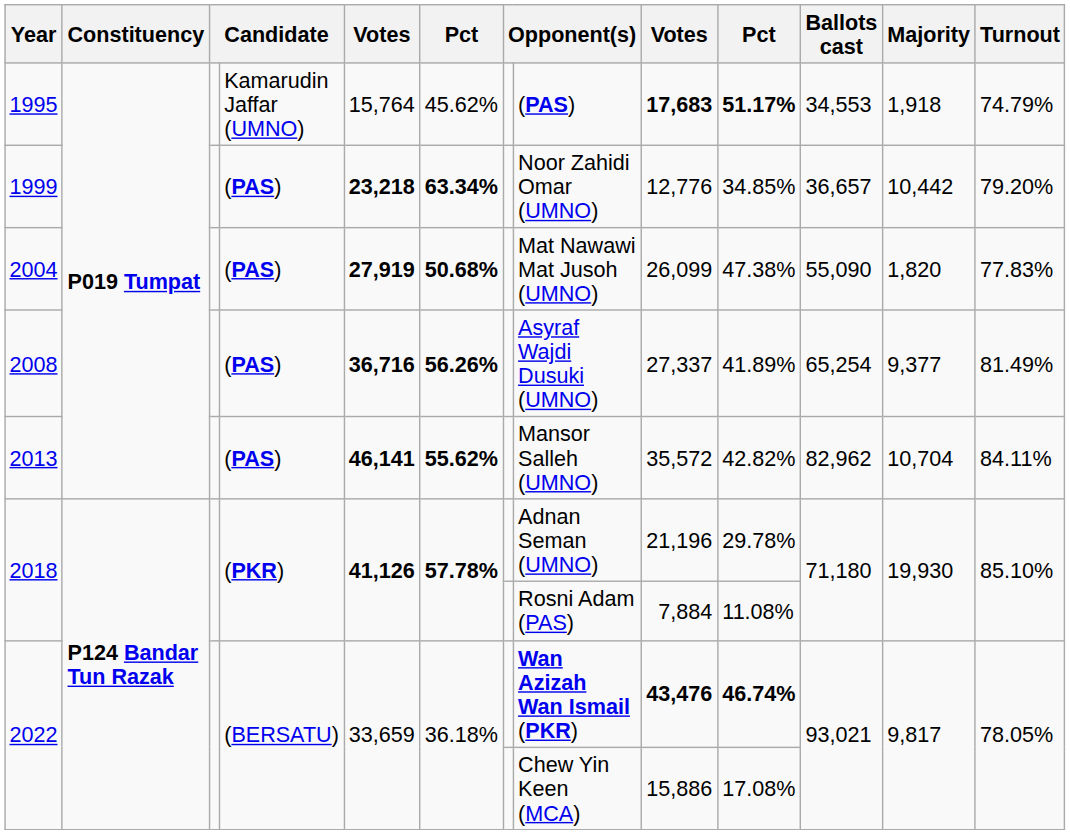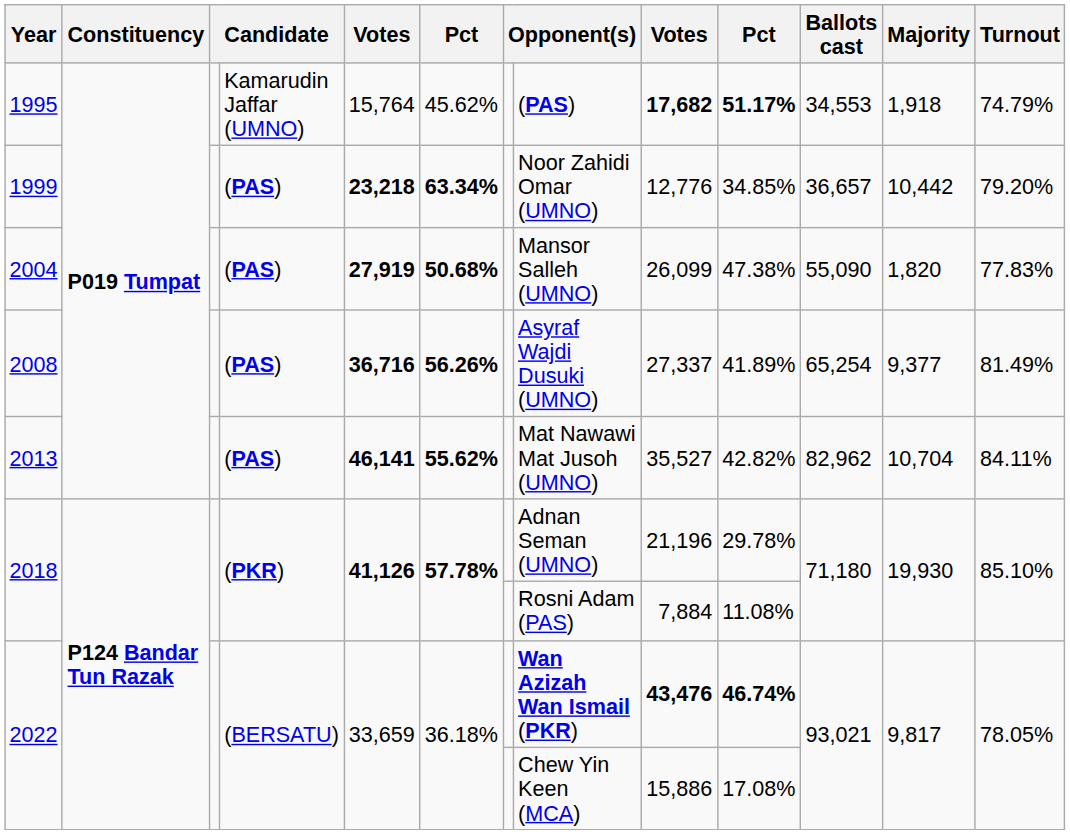(679, 104) 17,683 -> (679, 104) 17,682
(577, 269) Mat Nawawi Mat Jusoh (UMNO) -> (558, 269) Mansor Salleh (UMNO)
(558, 458) Mansor Salleh (UMNO) -> (577, 458) Mat Nawawi Mat Jusoh (UMNO)
(679, 458) 35,572 -> (679, 458) 35,527
